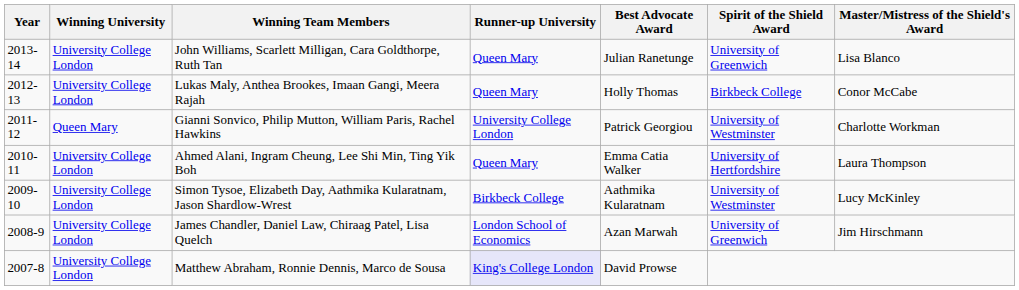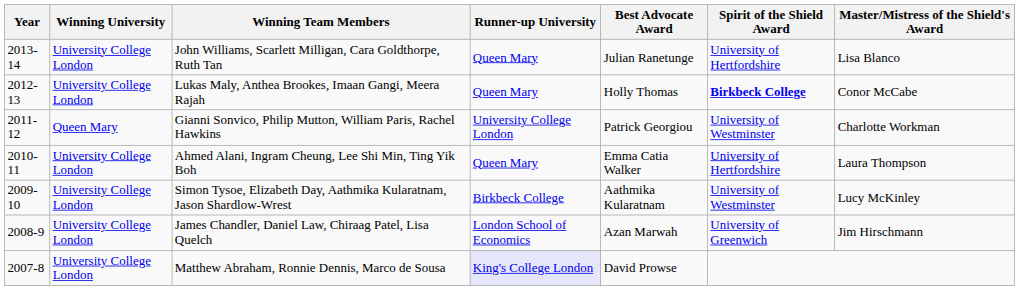(745, 57) University of Greenwich -> (745, 57) University of Hertfordshire
(756, 92) normal -> (758, 92) bold
